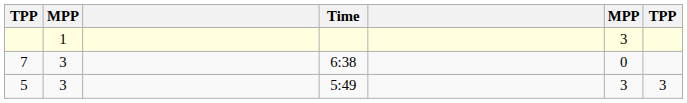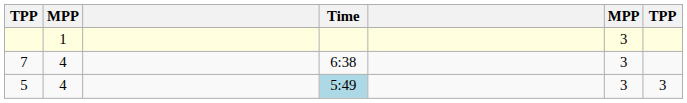(63, 62) 3 -> (63, 62) 4
(624, 62) 0 -> (624, 62) 3
(63, 86) 3 -> (63, 86) 4
(343, 86) no background -> (343, 86) lightblue background
